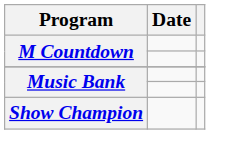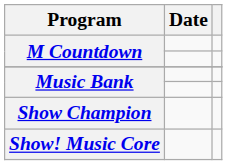+ row: (85, 143)
